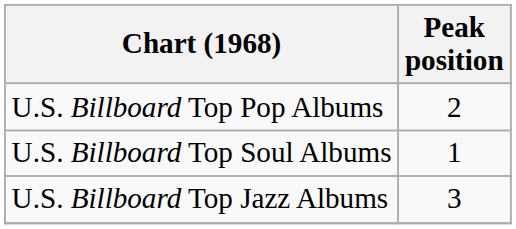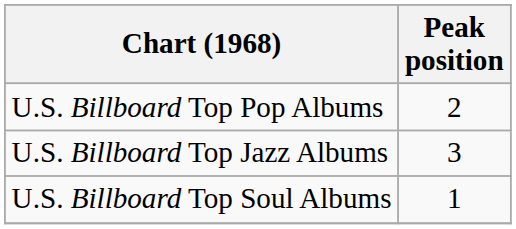rows swapped: (202, 152) <-> (200, 198)
